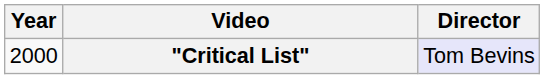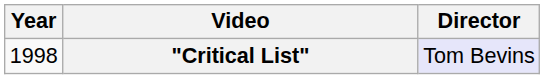(34, 55) 2000 -> (34, 55) 1998
